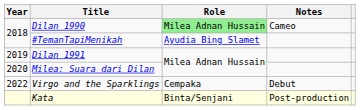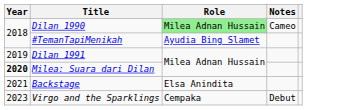(17, 69) normal -> (17, 69) bold
+ row: (56, 84)
(17, 84) 2022 -> (17, 98) 2023
- row: (43, 98)
